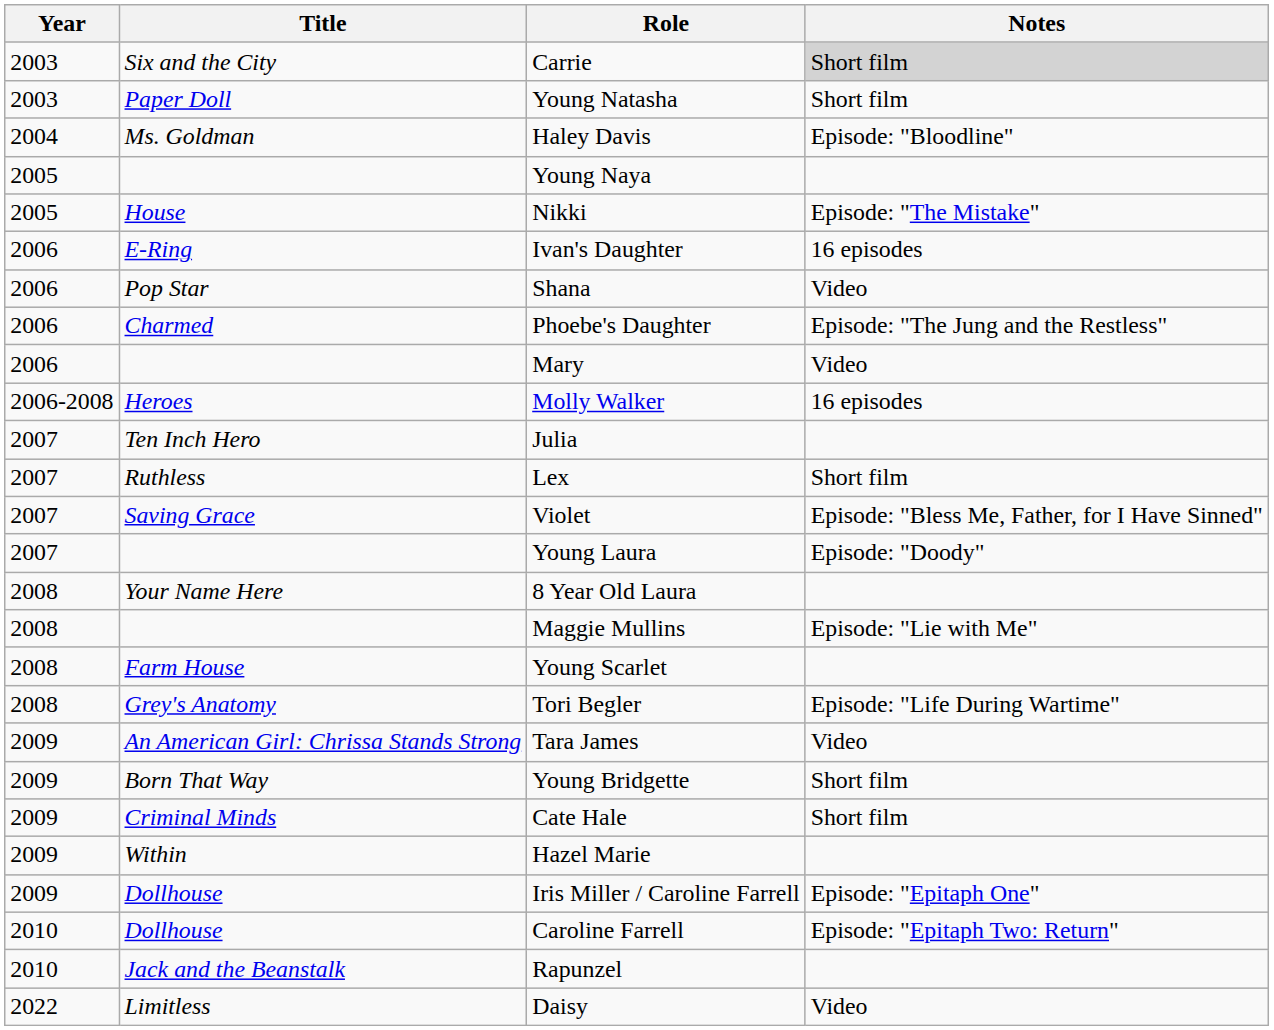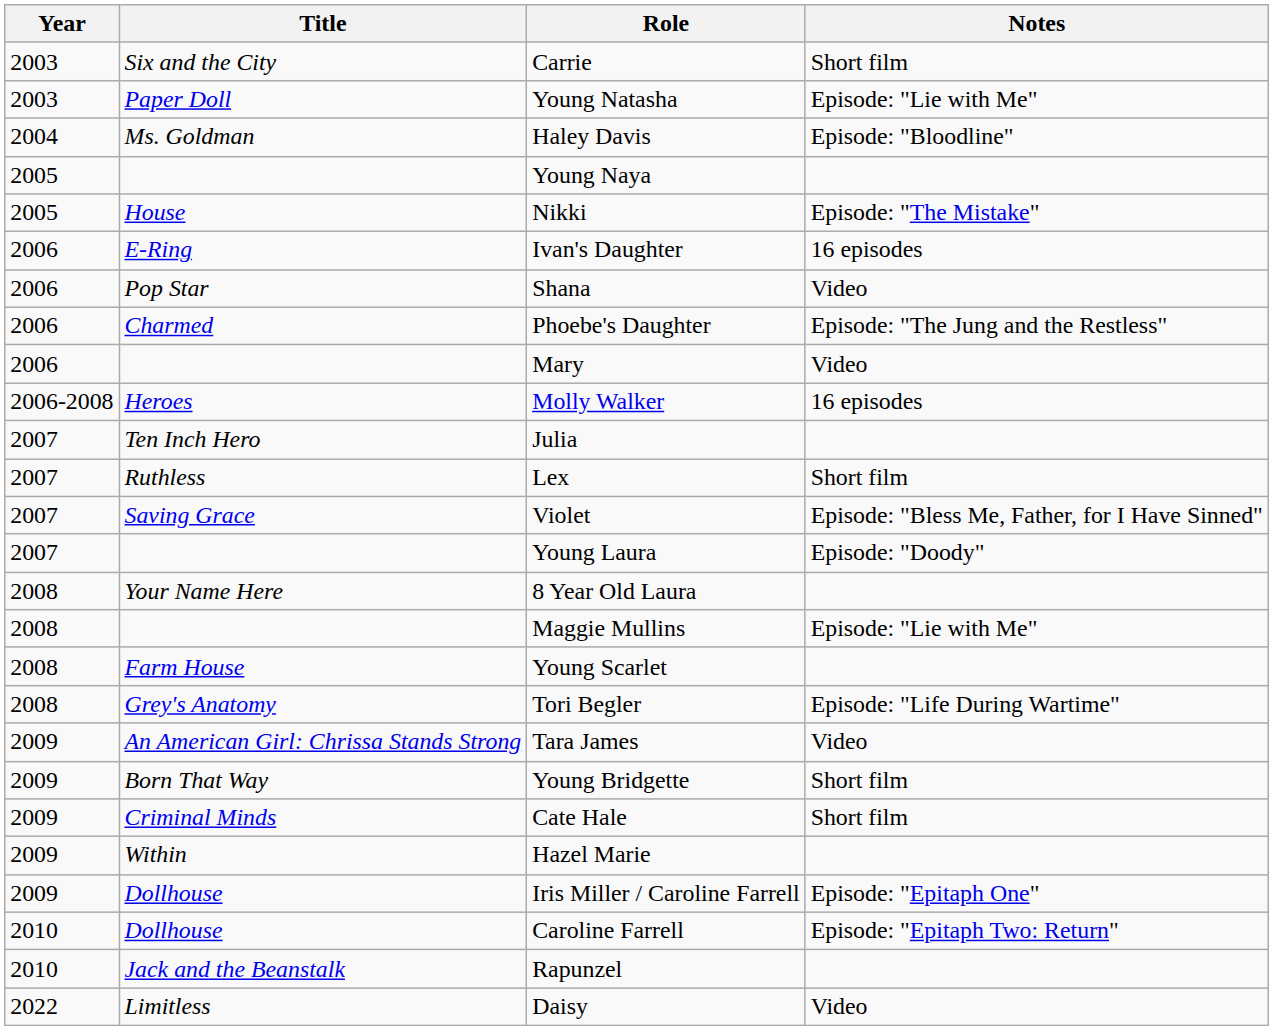(859, 61) lightgrey background -> (859, 61) no background
(859, 99) Short film -> (924, 99) Episode: "Lie with Me"
